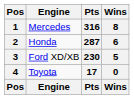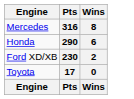- column: (15, 11)
(92, 41) 287 -> (70, 41) 290
(116, 56) 5 -> (94, 56) 2
